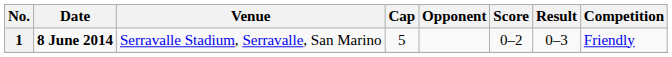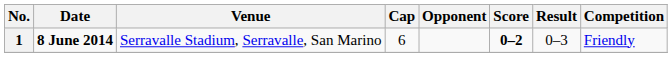(402, 40) 5 -> (402, 40) 6
(511, 40) normal -> (511, 40) bold
